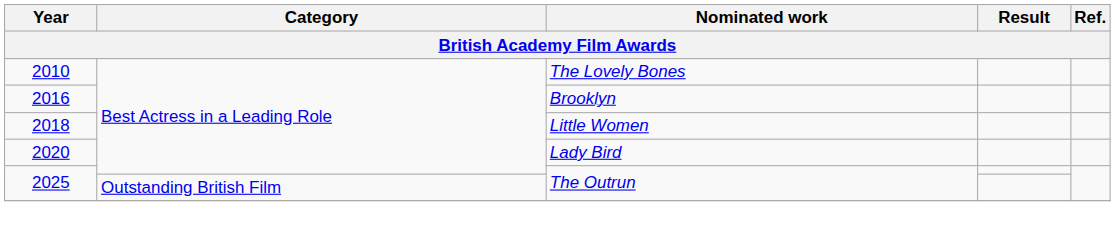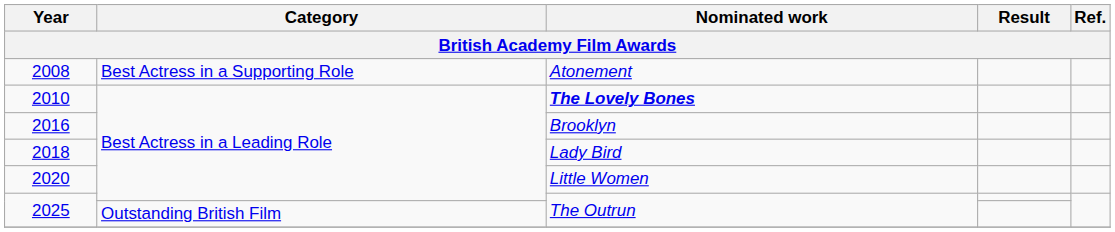+ row: (51, 71)
(618, 71) normal -> (622, 98) bold
(599, 125) Little Women -> (586, 152) Lady Bird
(586, 152) Lady Bird -> (599, 179) Little Women
